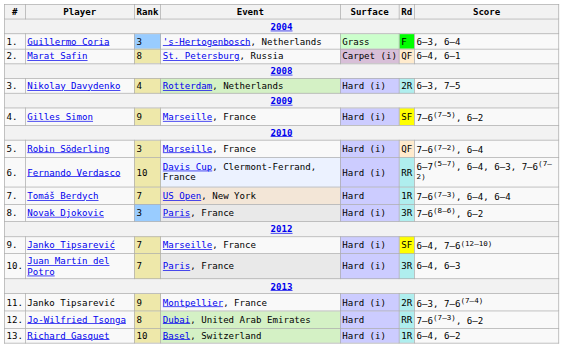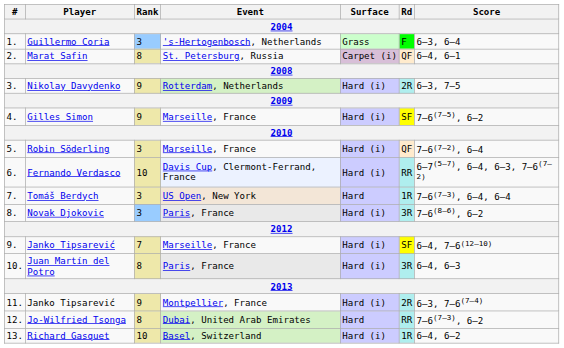(139, 86) 4 -> (139, 86) 9
(139, 196) 7 -> (139, 196) 3
(139, 266) 7 -> (139, 266) 8
